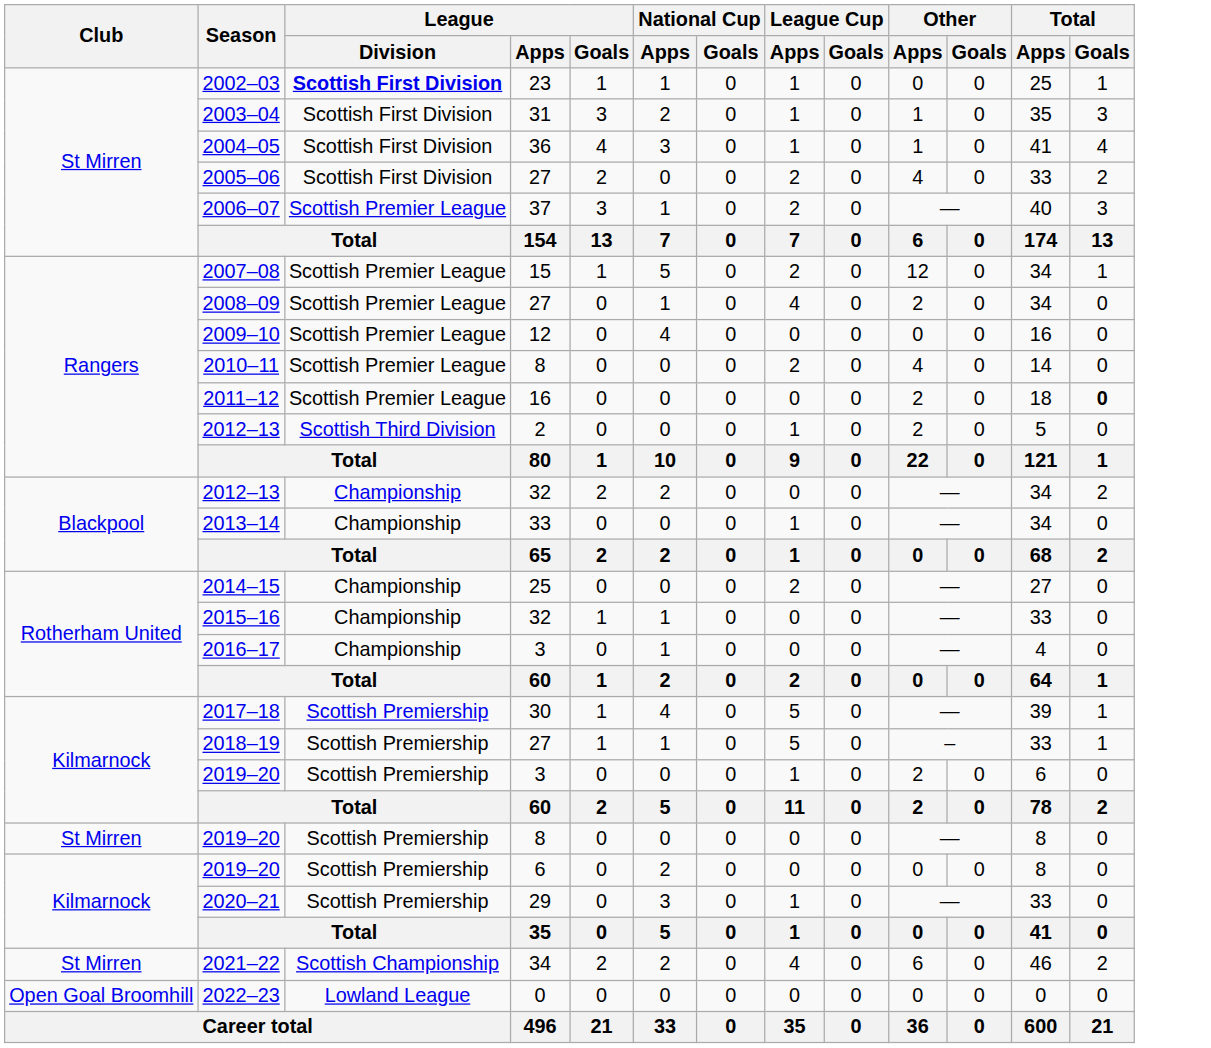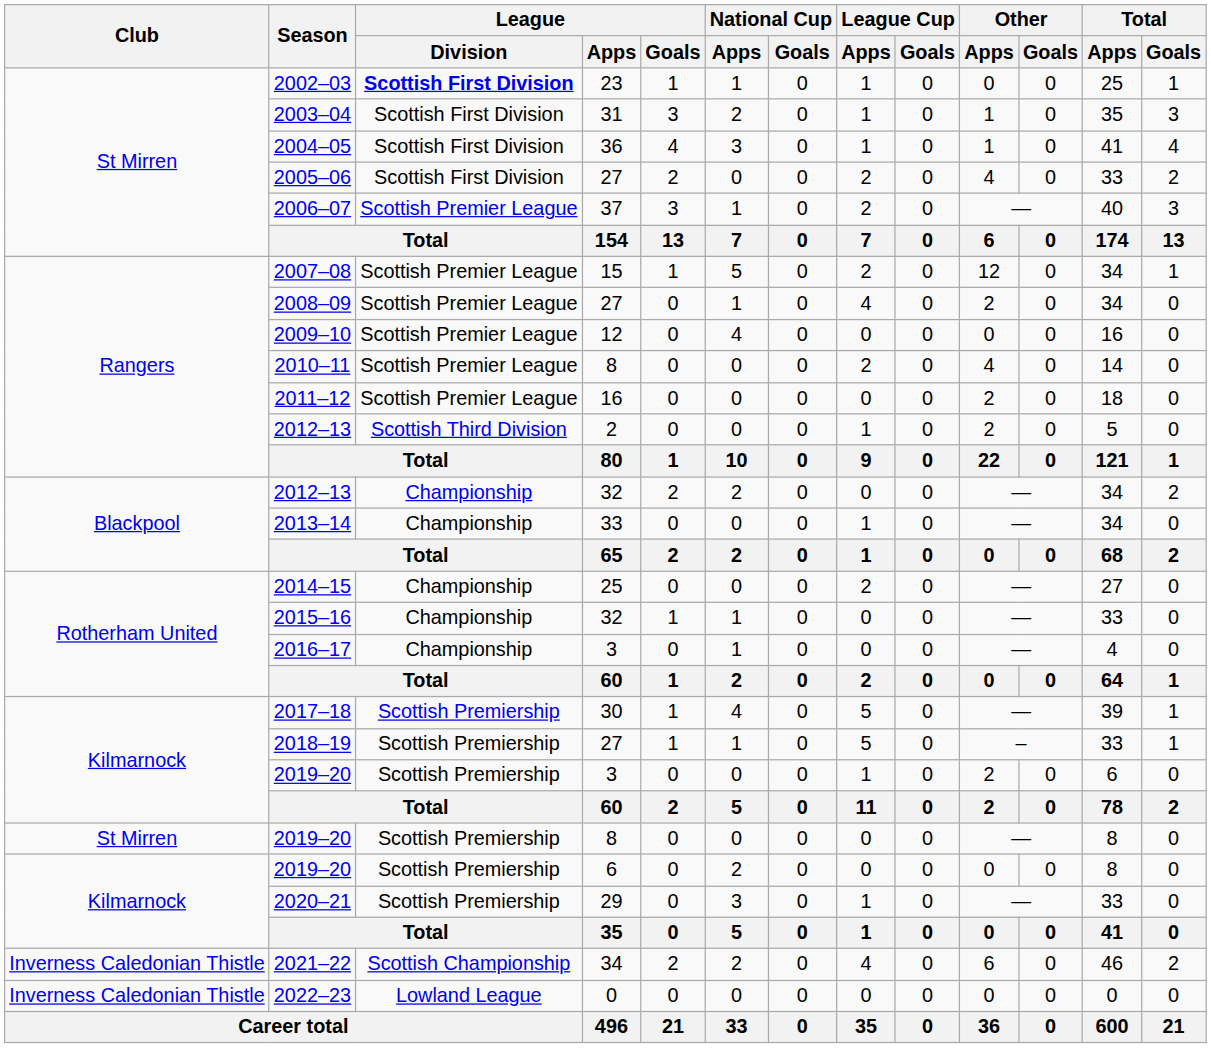(1102, 397) bold -> (1174, 397) normal
(101, 964) St Mirren -> (137, 964) Inverness Caledonian Thistle
(101, 995) Open Goal Broomhill -> (137, 995) Inverness Caledonian Thistle
